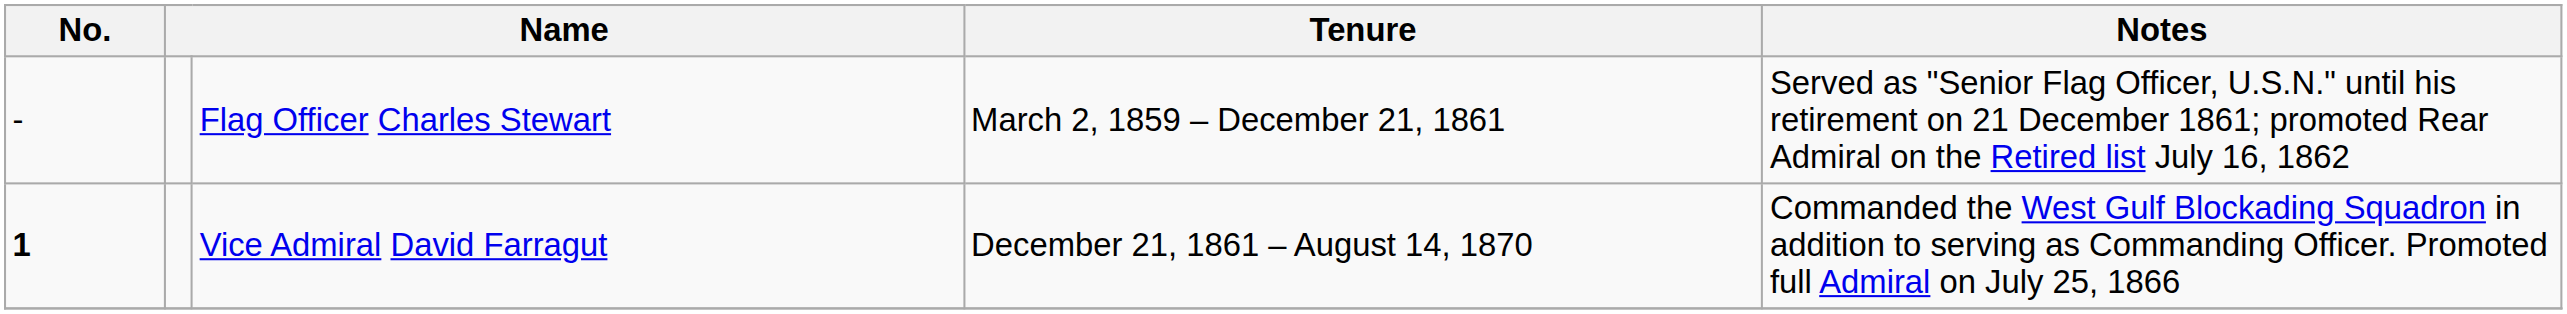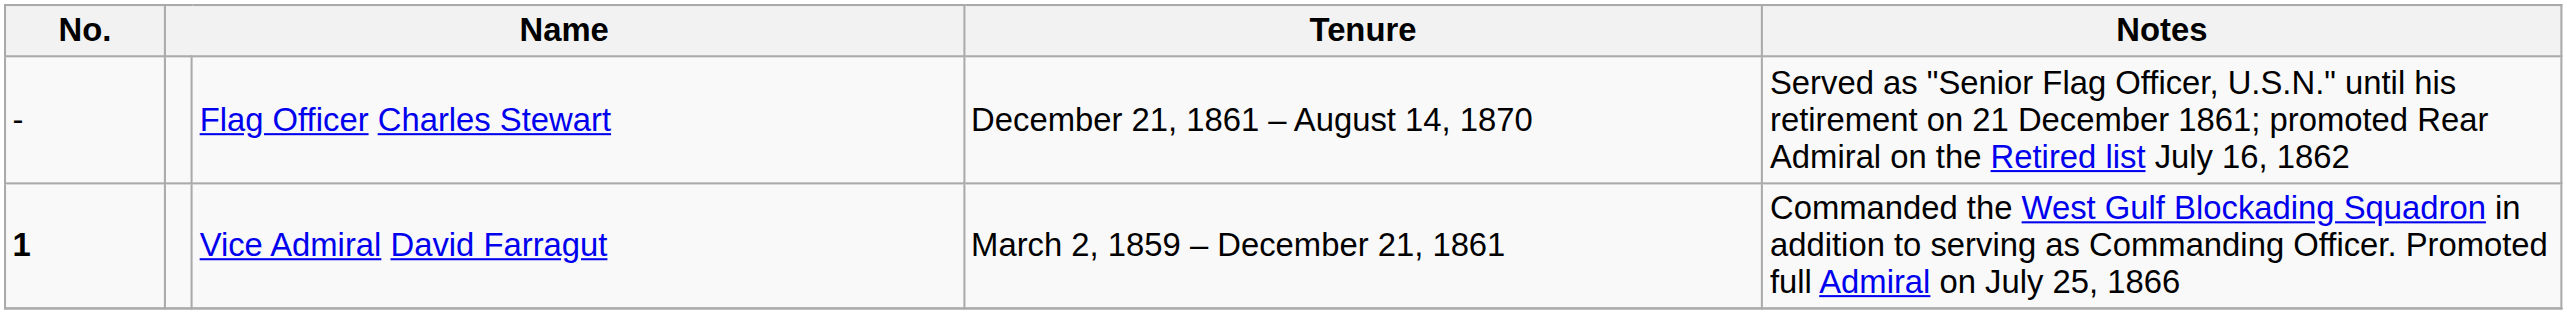(1238, 119) March 2, 1859 – December 21, 1861 -> (1252, 119) December 21, 1861 – August 14, 1870
(1252, 245) December 21, 1861 – August 14, 1870 -> (1238, 245) March 2, 1859 – December 21, 1861
